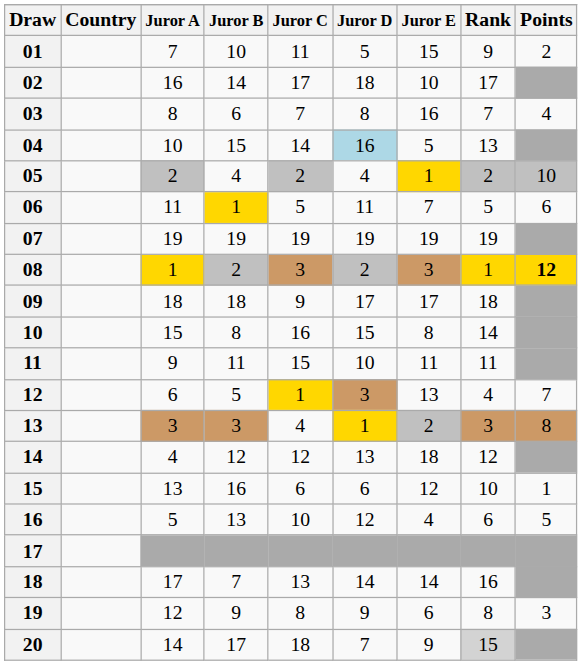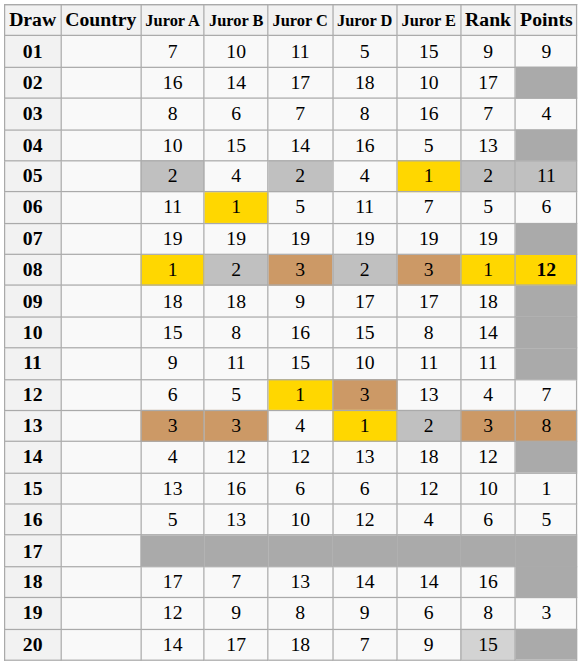(546, 51) 2 -> (546, 51) 9
(365, 144) lightblue background -> (365, 144) no background
(546, 176) 10 -> (546, 176) 11
